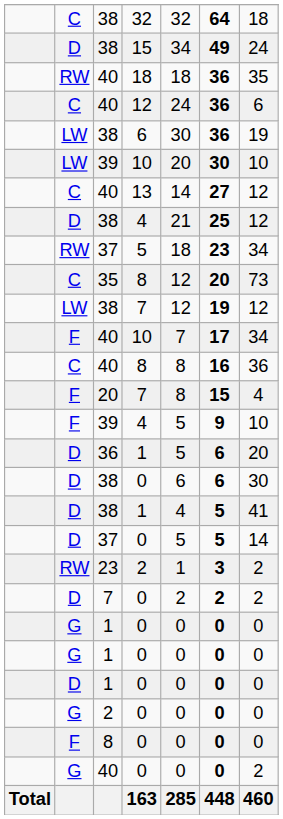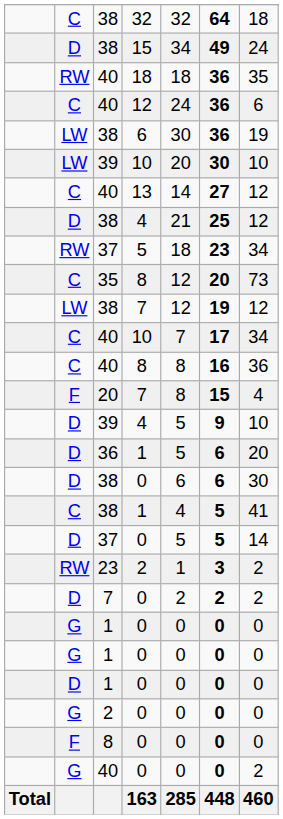(74, 337) F -> (74, 337) C
(74, 423) F -> (74, 423) D
(74, 510) D -> (74, 510) C
